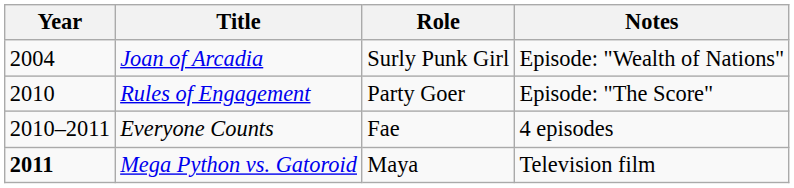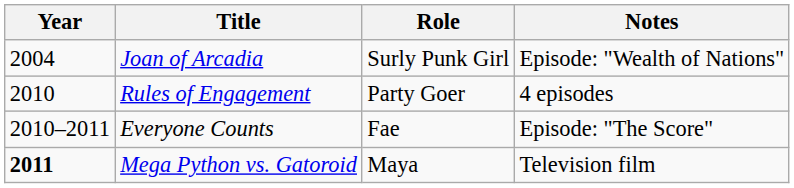(616, 93) Episode: "The Score" -> (566, 93) 4 episodes
(566, 128) 4 episodes -> (616, 128) Episode: "The Score"
